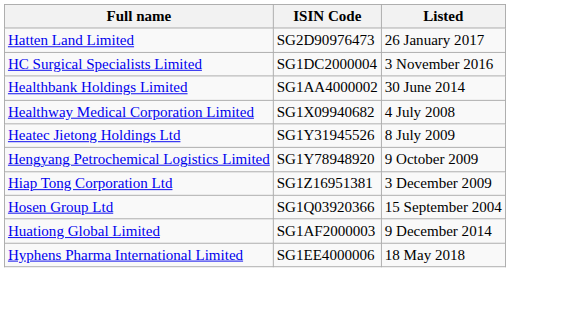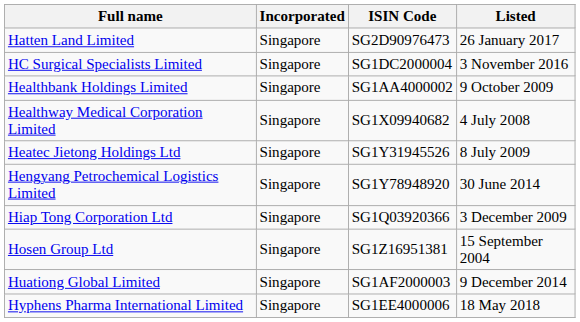+ column: (302, 16)
(425, 87) 30 June 2014 -> (507, 87) 9 October 2009
(432, 159) 9 October 2009 -> (500, 184) 30 June 2014
(325, 183) SG1Z16951381 -> (401, 217) SG1Q03920366
(326, 207) SG1Q03920366 -> (400, 249) SG1Z16951381
